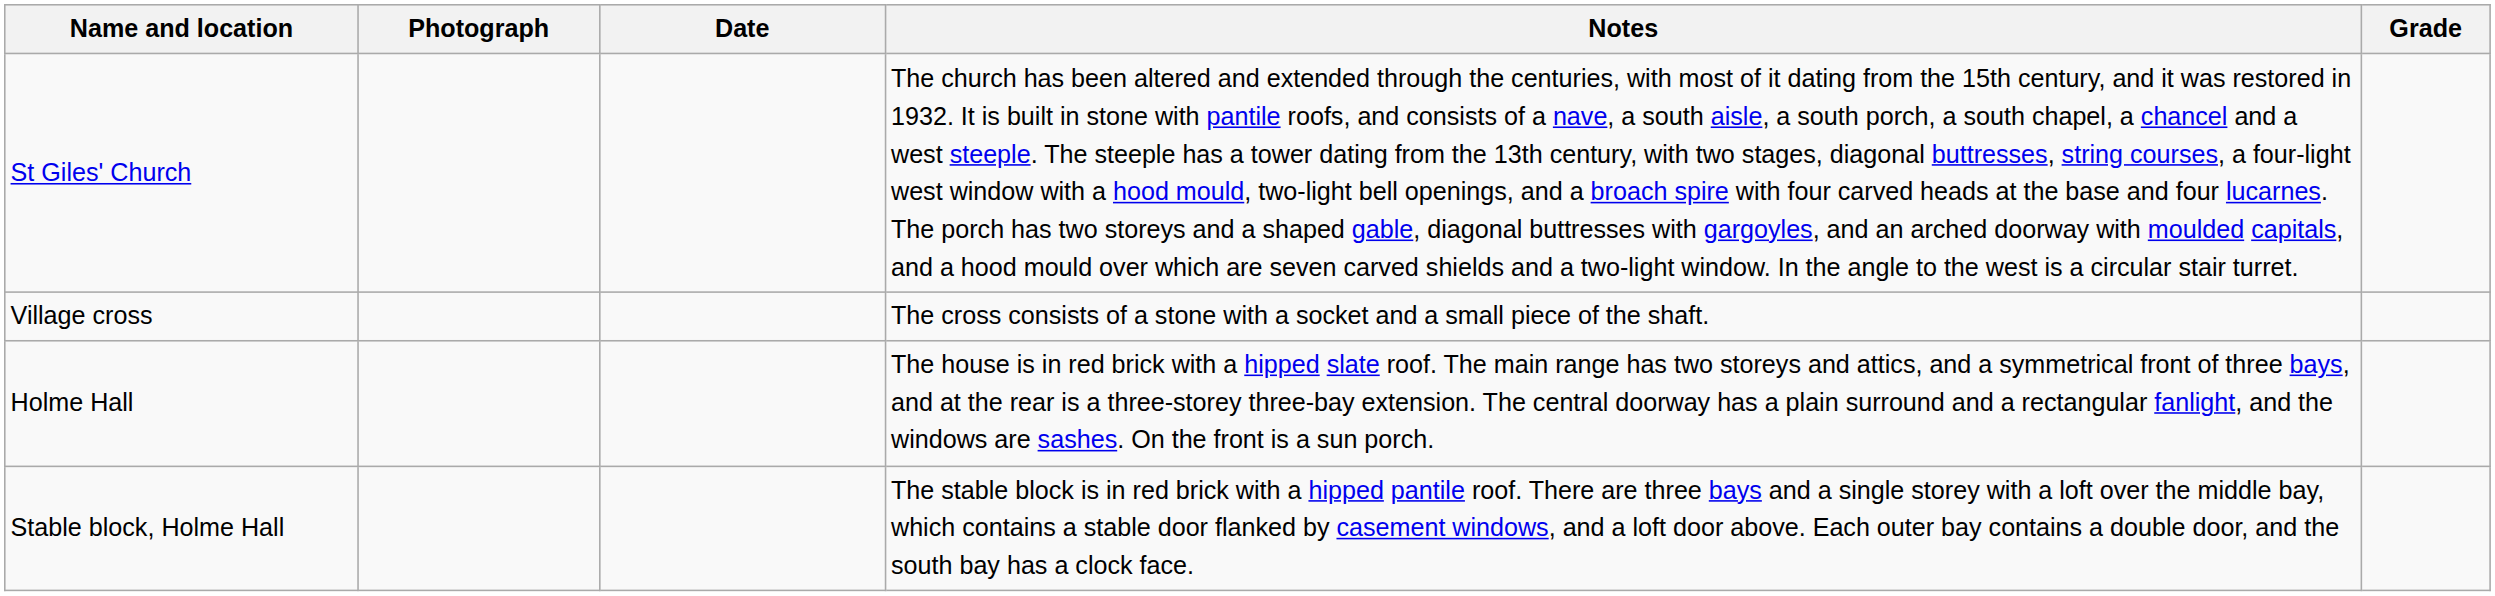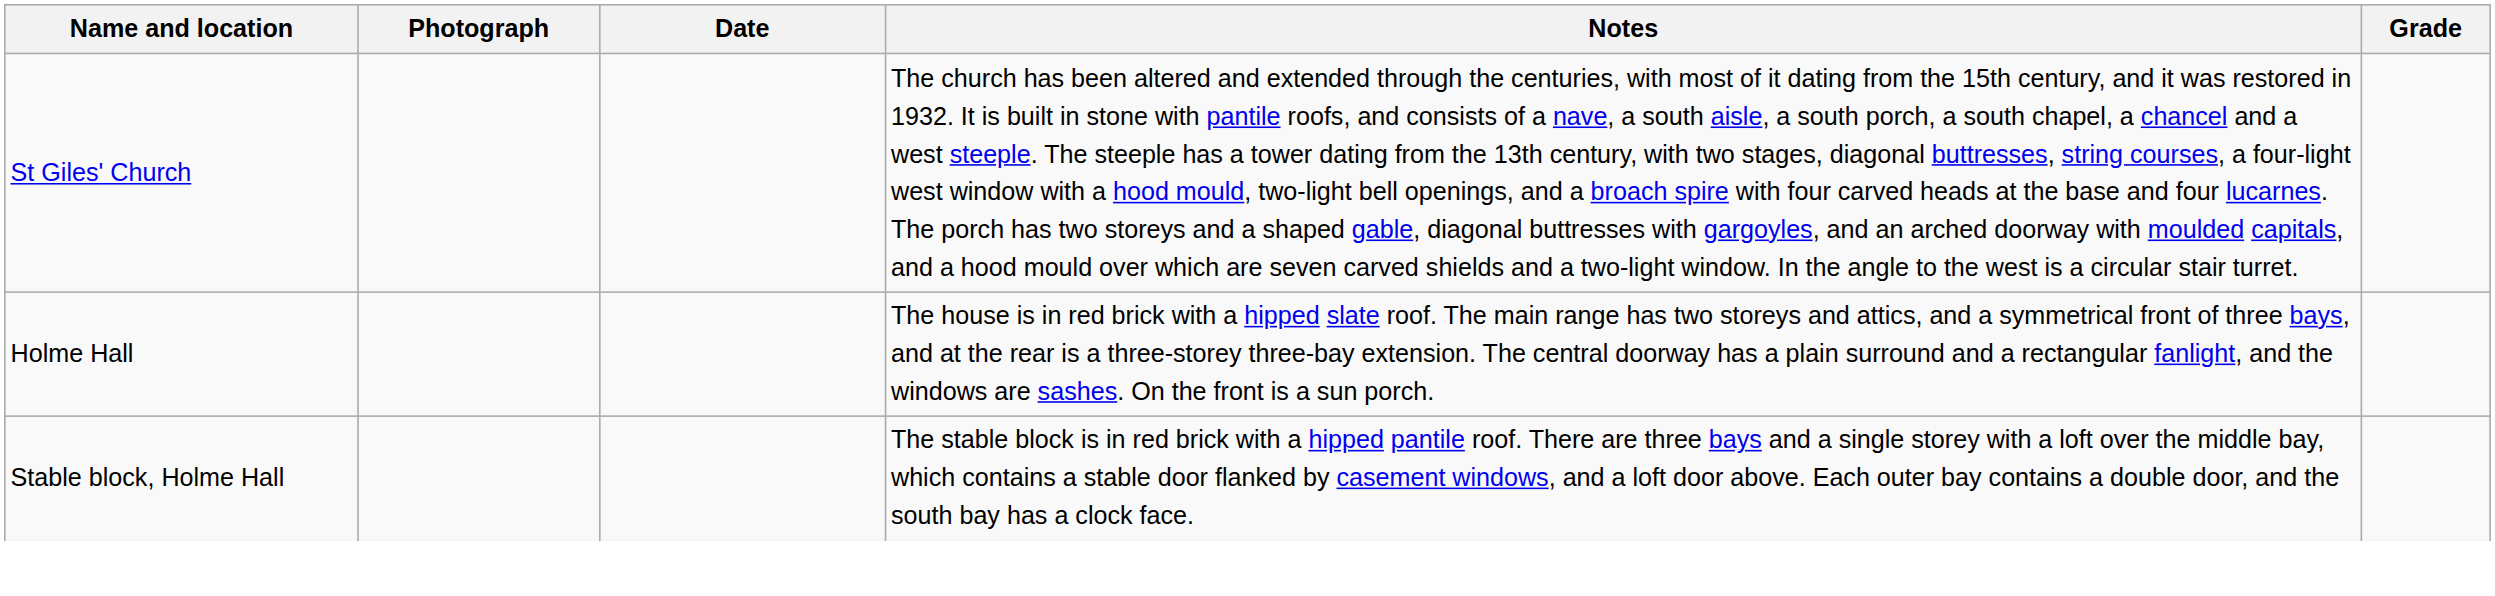- row: (82, 316)
